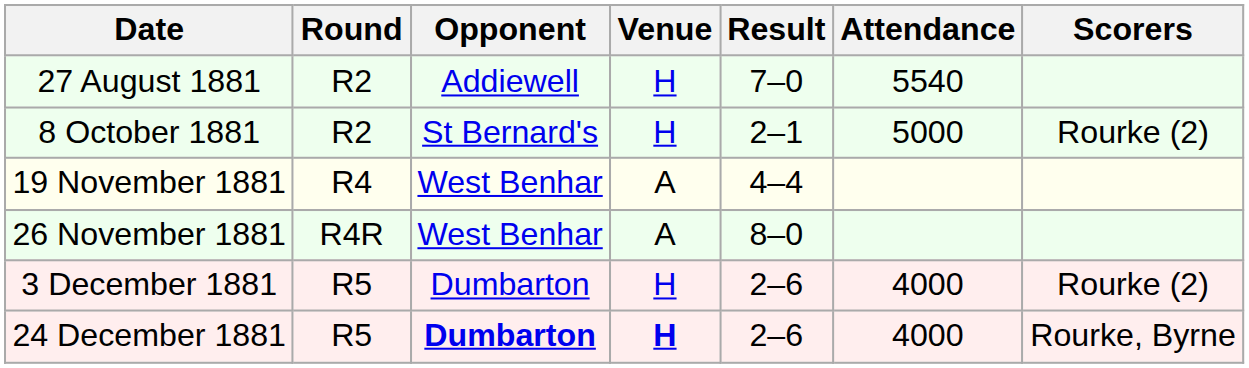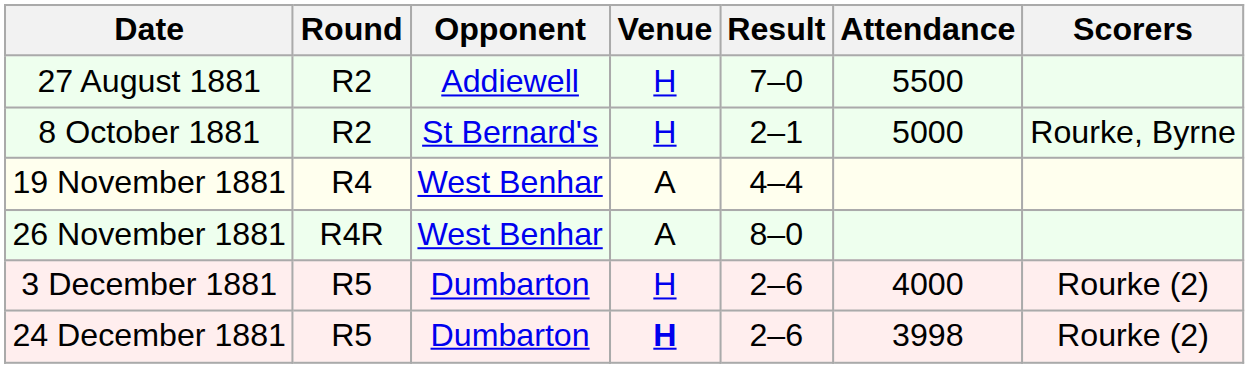(928, 81) 5540 -> (928, 81) 5500
(1133, 132) Rourke (2) -> (1133, 132) Rourke, Byrne
(510, 336) bold -> (510, 336) normal
(928, 336) 4000 -> (928, 336) 3998
(1133, 336) Rourke, Byrne -> (1133, 336) Rourke (2)
